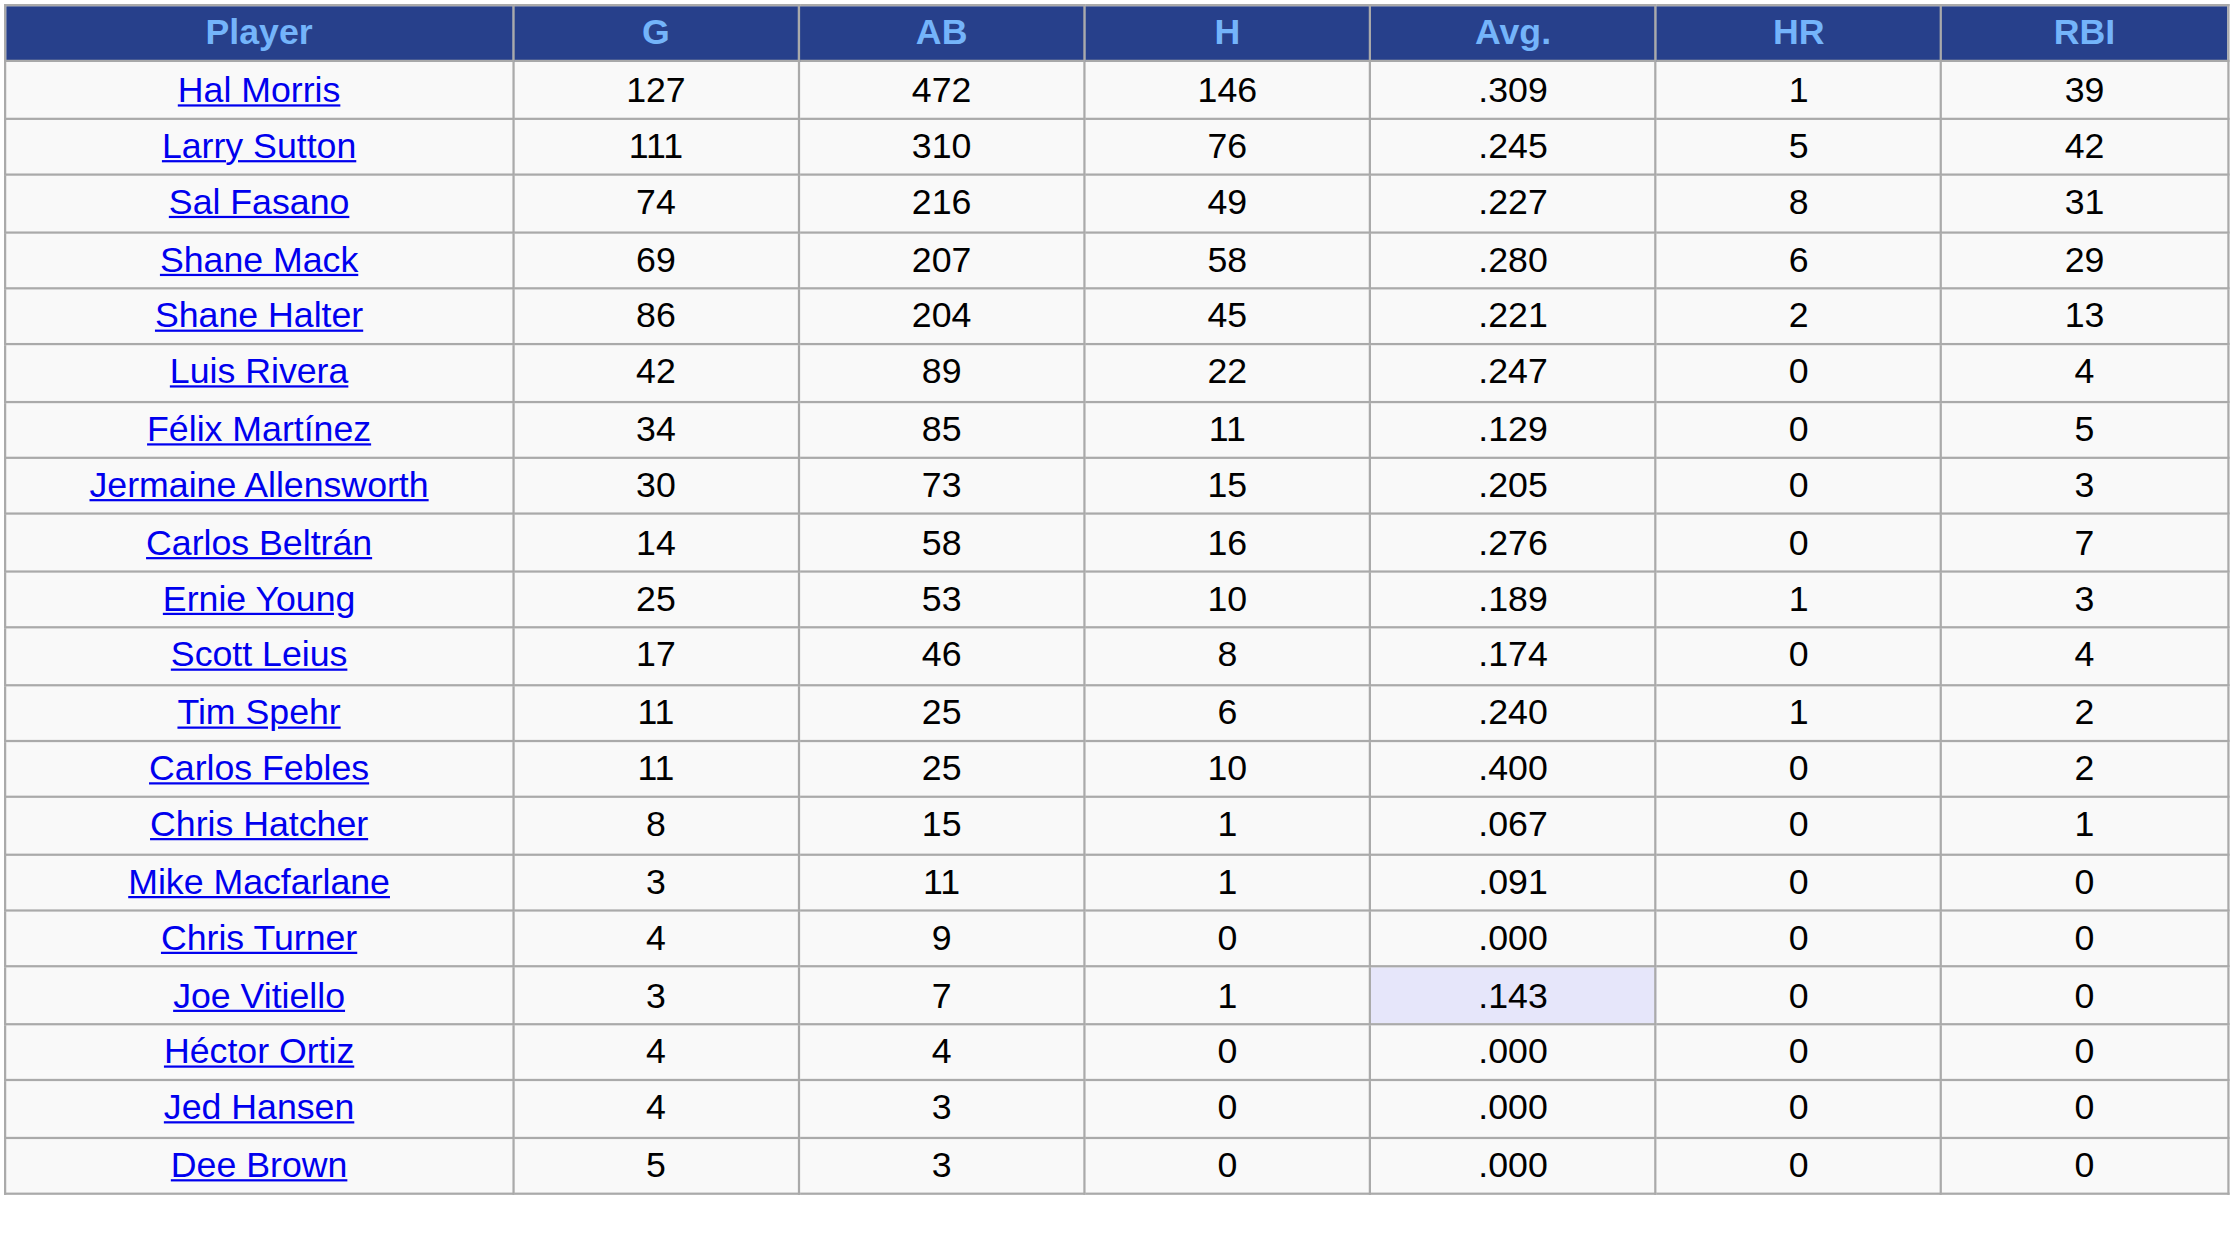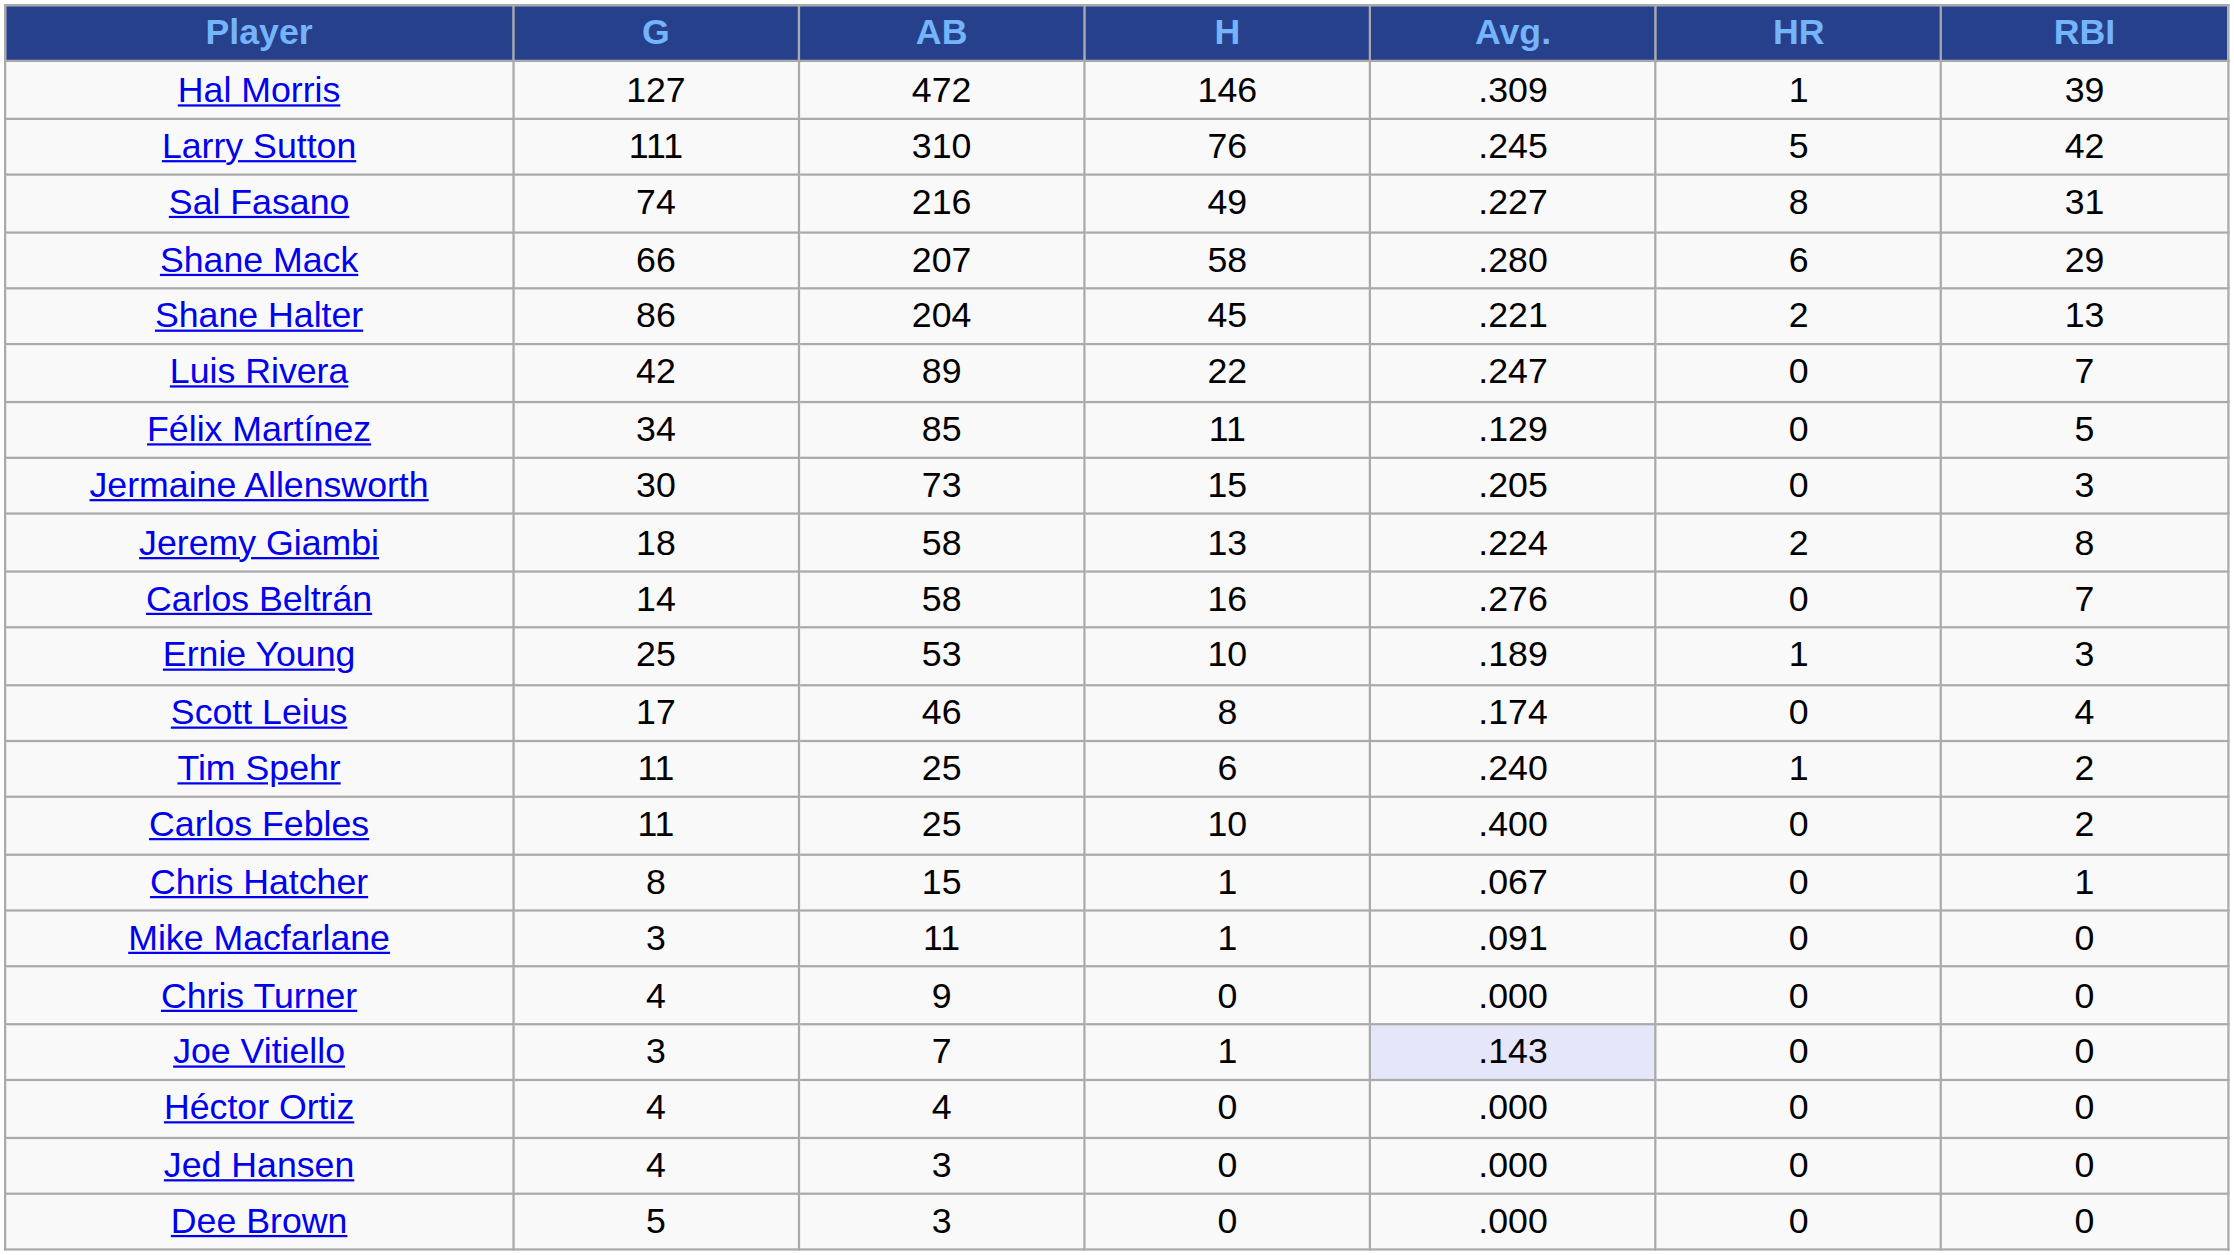(656, 259) 69 -> (656, 259) 66
(2085, 372) 4 -> (2085, 372) 7
+ row: (259, 542)
